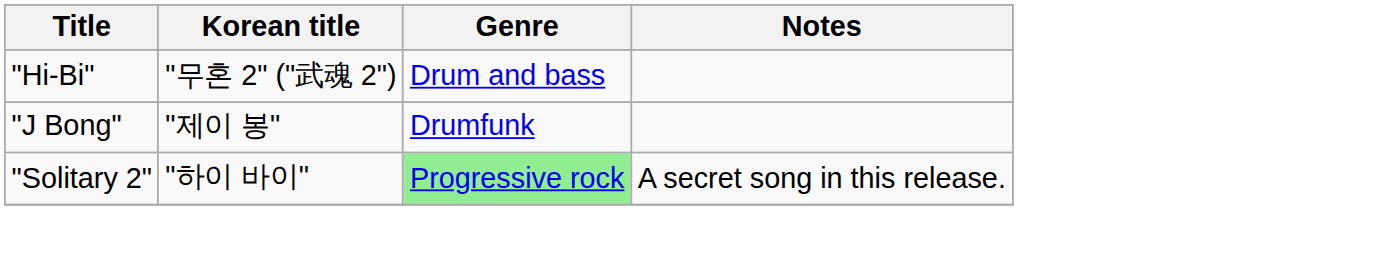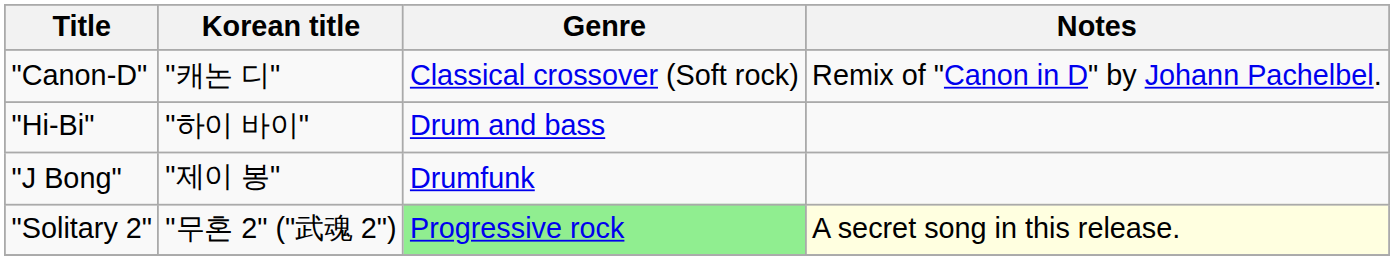+ row: (79, 75)
(281, 74) "무혼 2" ("武魂 2") -> (237, 125) "하이 바이"
(237, 176) "하이 바이" -> (281, 228) "무혼 2" ("武魂 2")
(822, 177) no background -> (996, 228) lightyellow background
